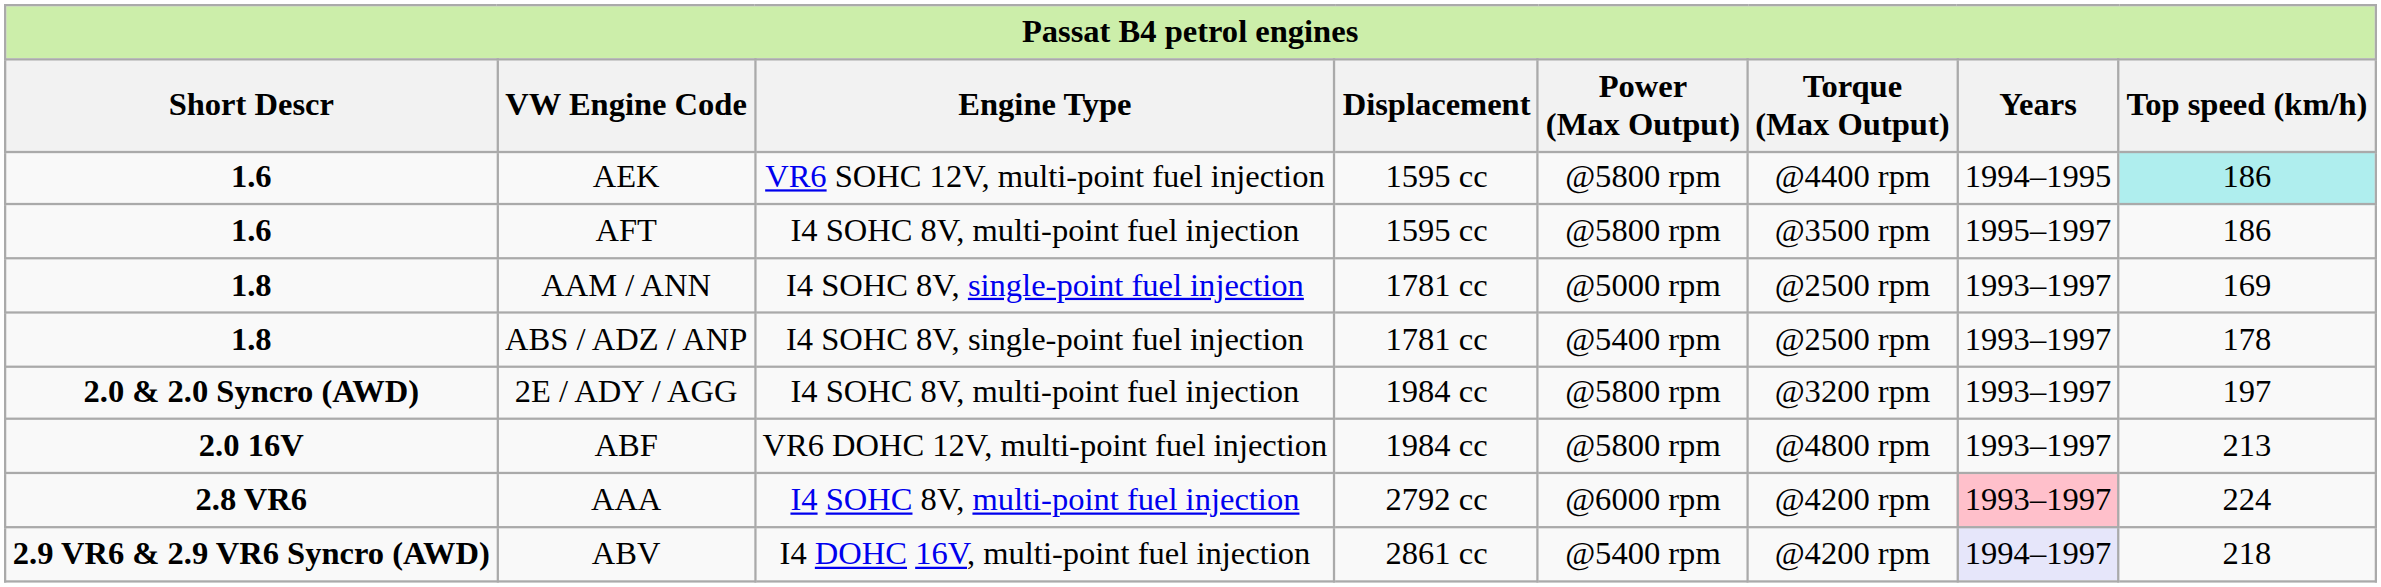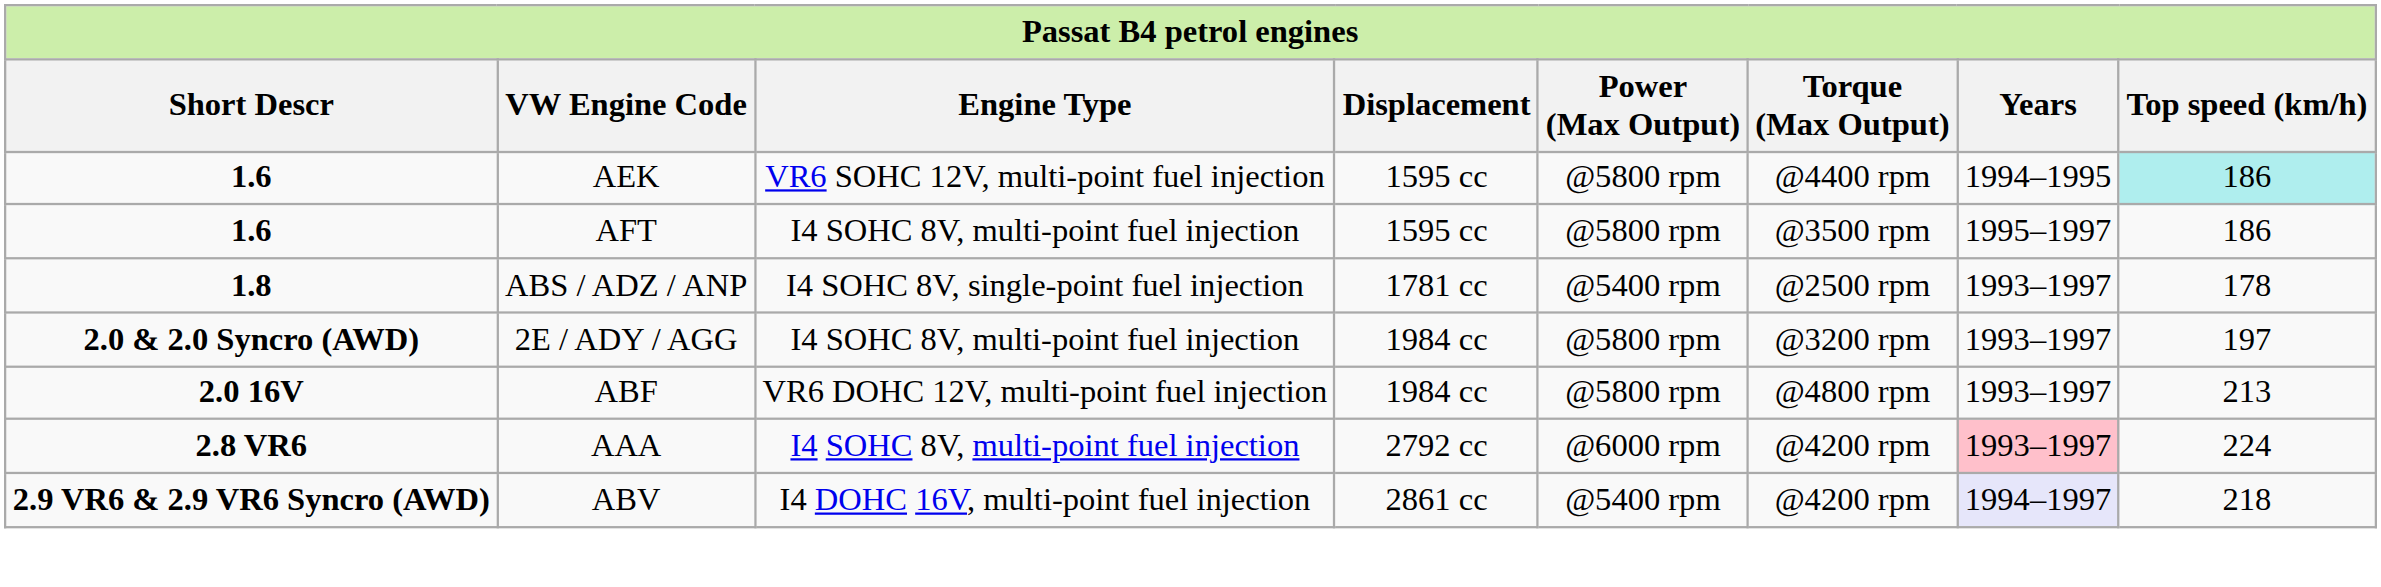- row: (626, 284)
